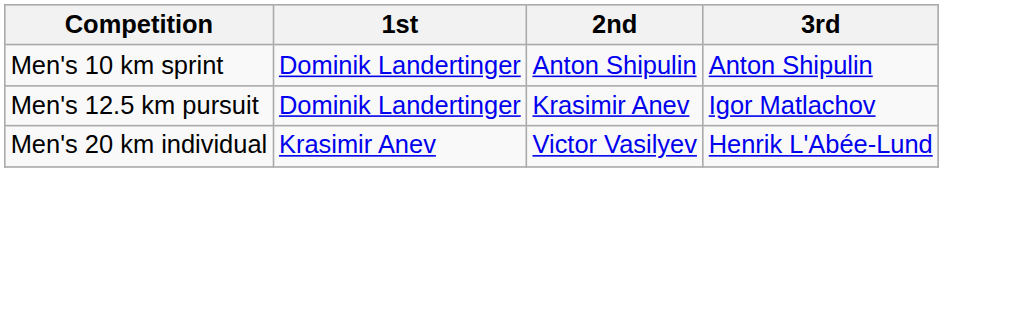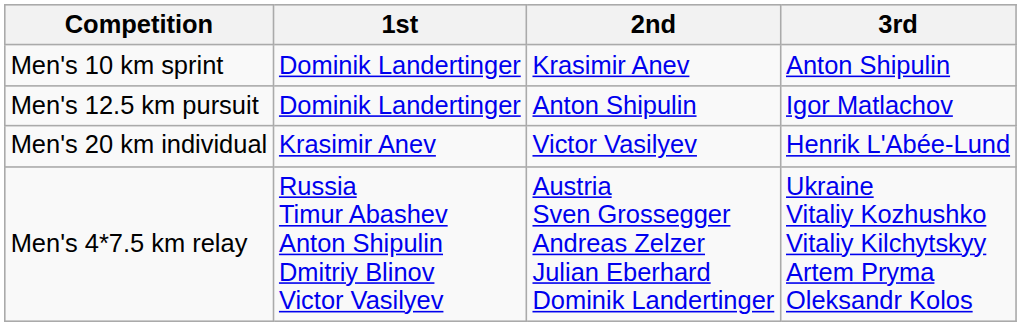(615, 65) Anton Shipulin -> (611, 65) Krasimir Anev
(611, 105) Krasimir Anev -> (615, 105) Anton Shipulin
+ row: (129, 243)
